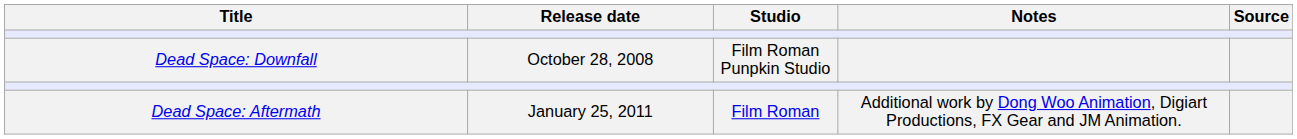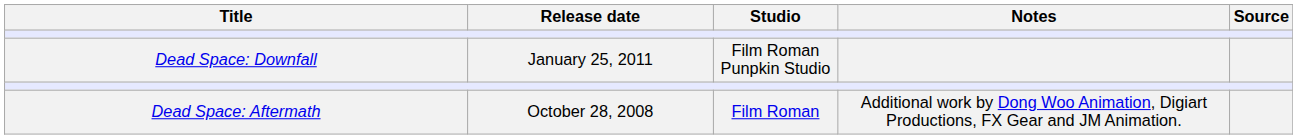(590, 60) October 28, 2008 -> (590, 60) January 25, 2011
(590, 111) January 25, 2011 -> (590, 111) October 28, 2008
